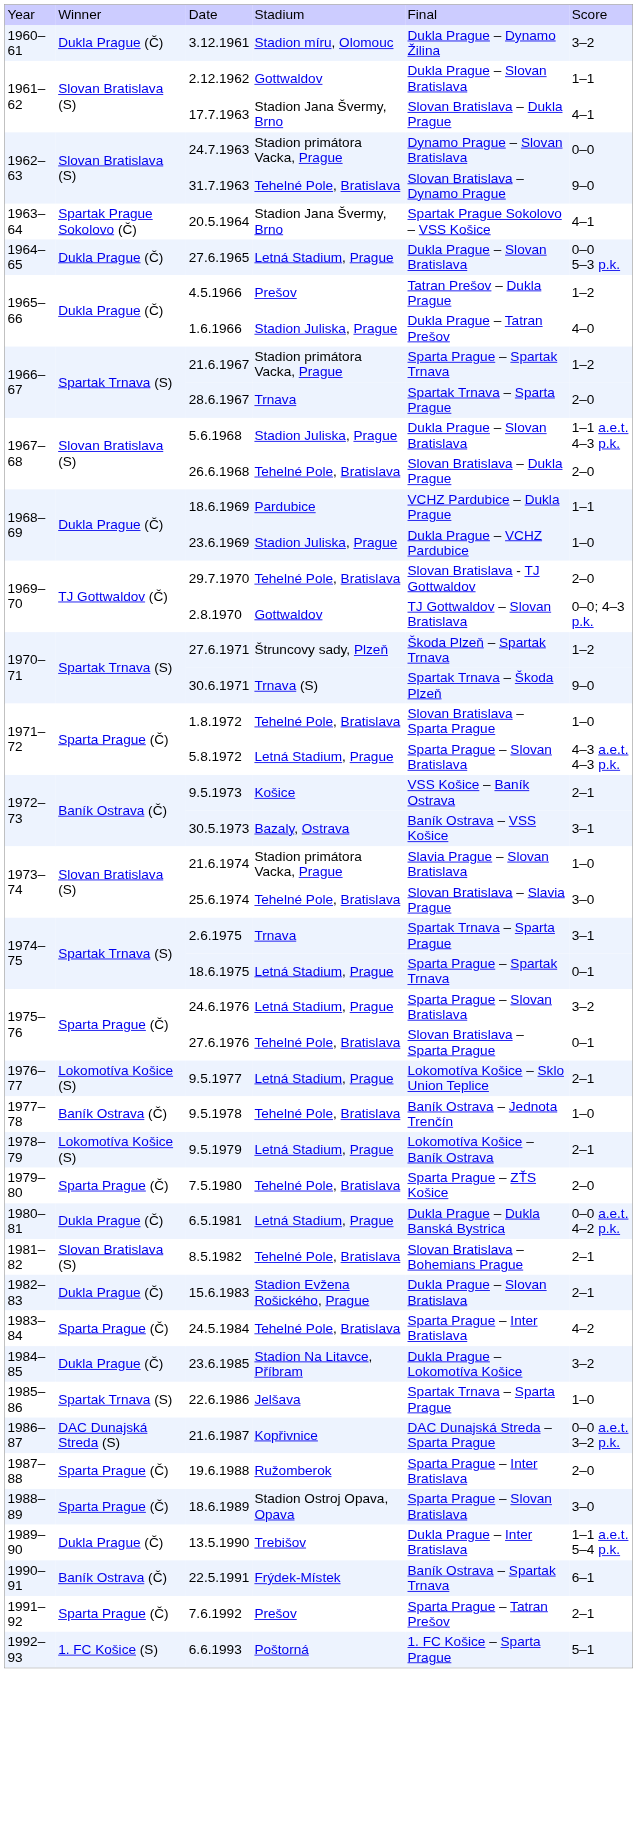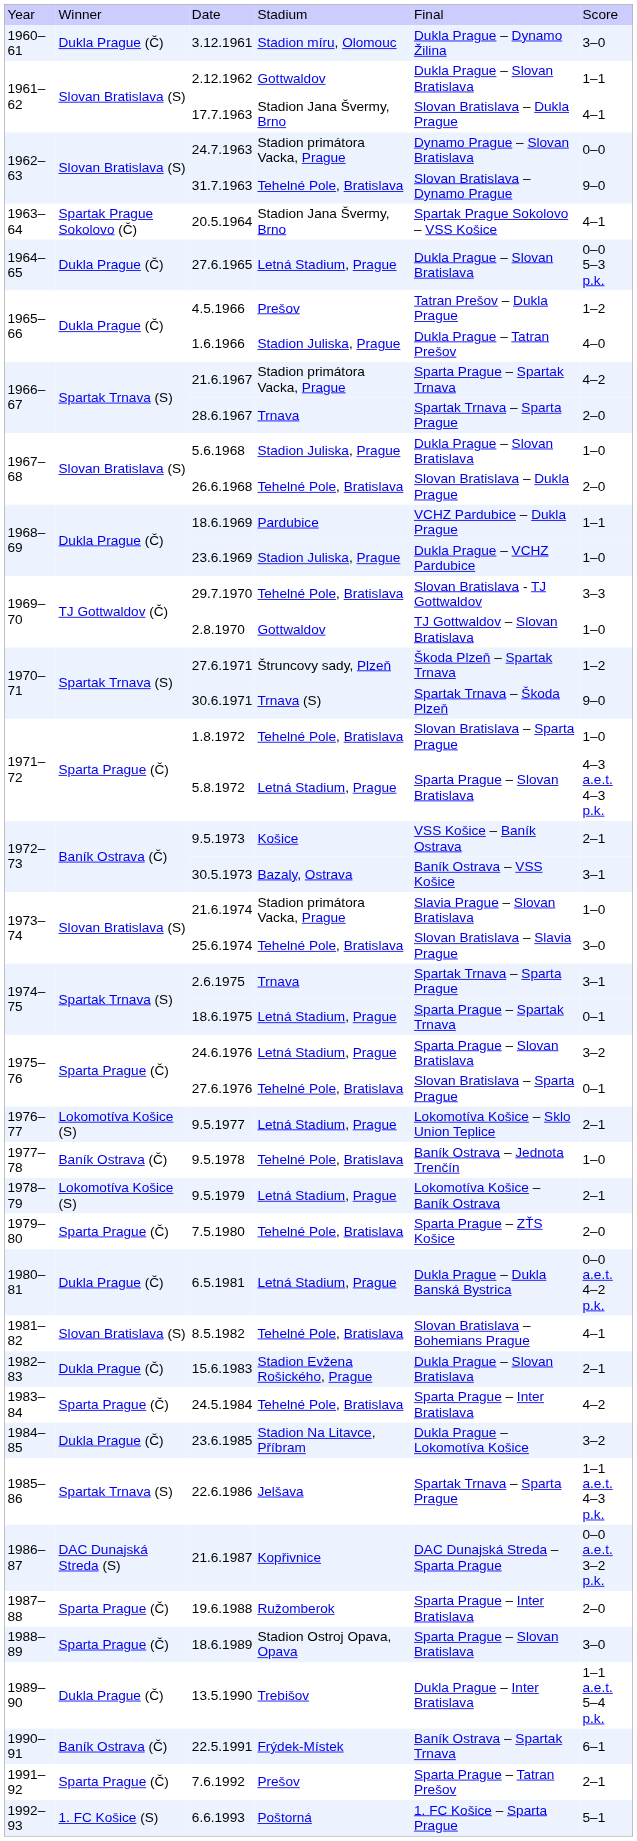(583, 43) 3–2 -> (594, 43) 3–0
(583, 364) 1–2 -> (594, 379) 4–2
(600, 435) 1–1 a.e.t. 4–3 p.k. -> (594, 451) 1–0
(583, 578) 2–0 -> (594, 593) 3–3
(598, 614) 0–0; 4–3 p.k. -> (594, 629) 1–0
(583, 1256) 2–1 -> (594, 1333) 4–1
(583, 1399) 1–0 -> (598, 1491) 1–1 a.e.t. 4–3 p.k.
